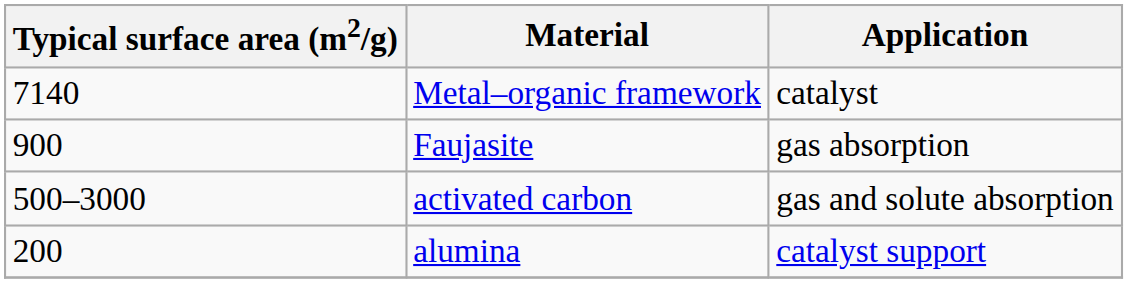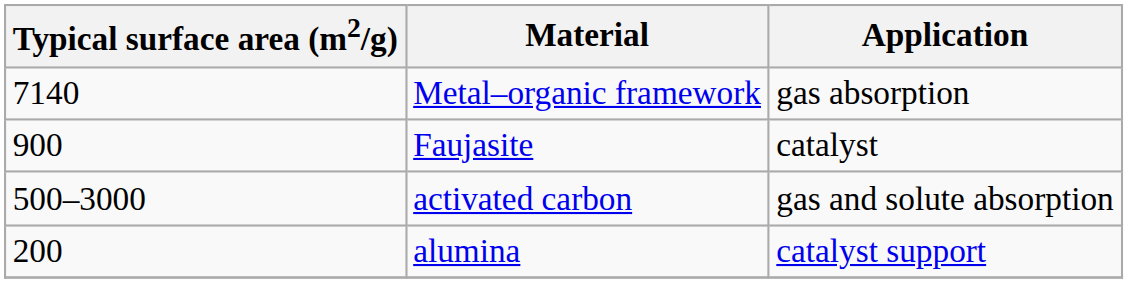(827, 92) catalyst -> (873, 92) gas absorption
(873, 145) gas absorption -> (827, 145) catalyst
